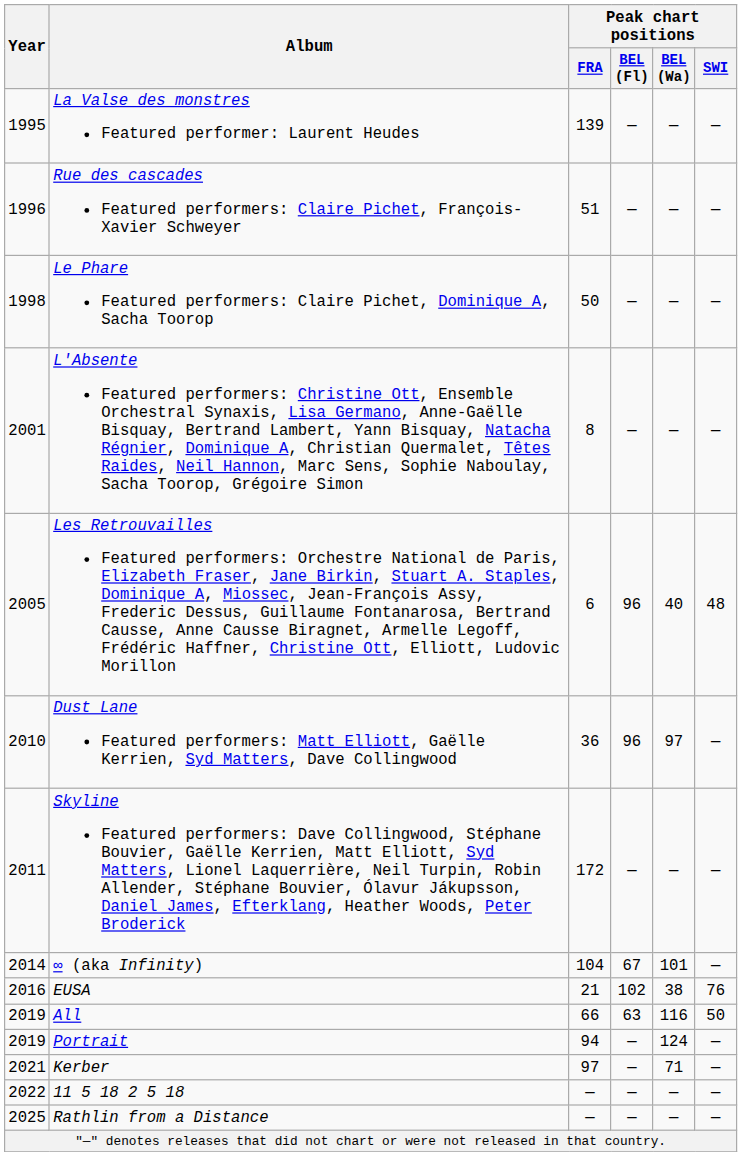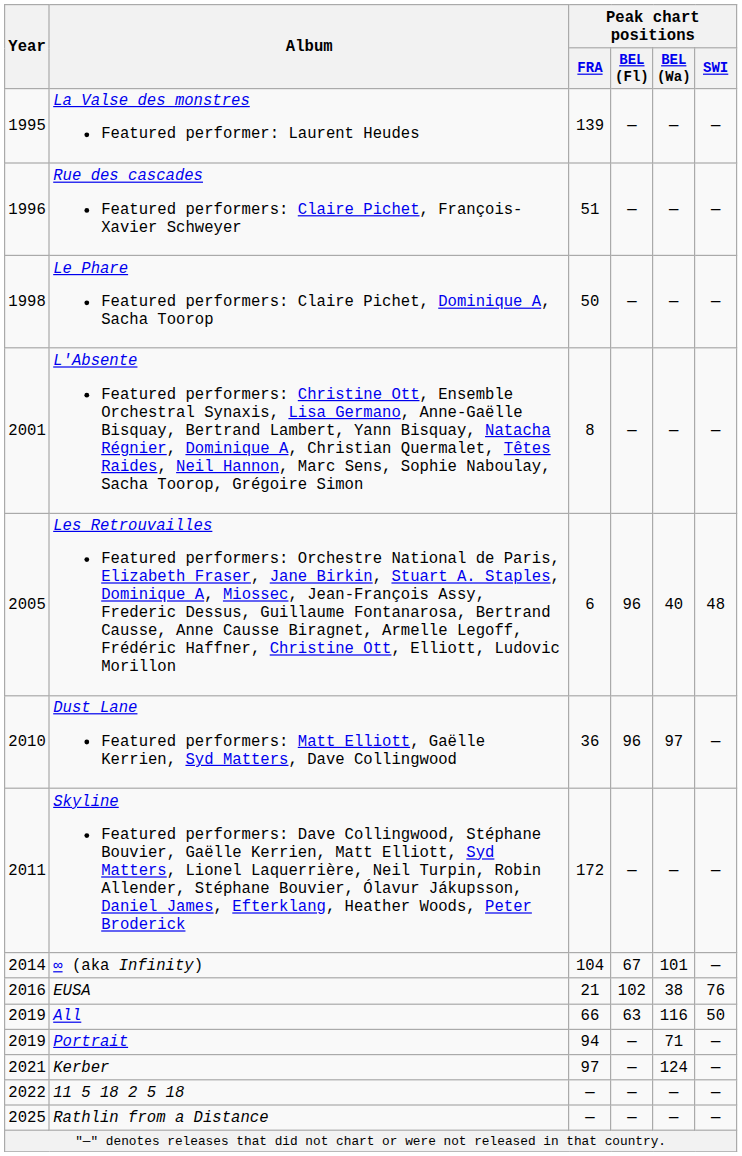(674, 1042) 124 -> (674, 1042) 71
(674, 1067) 71 -> (674, 1067) 124
